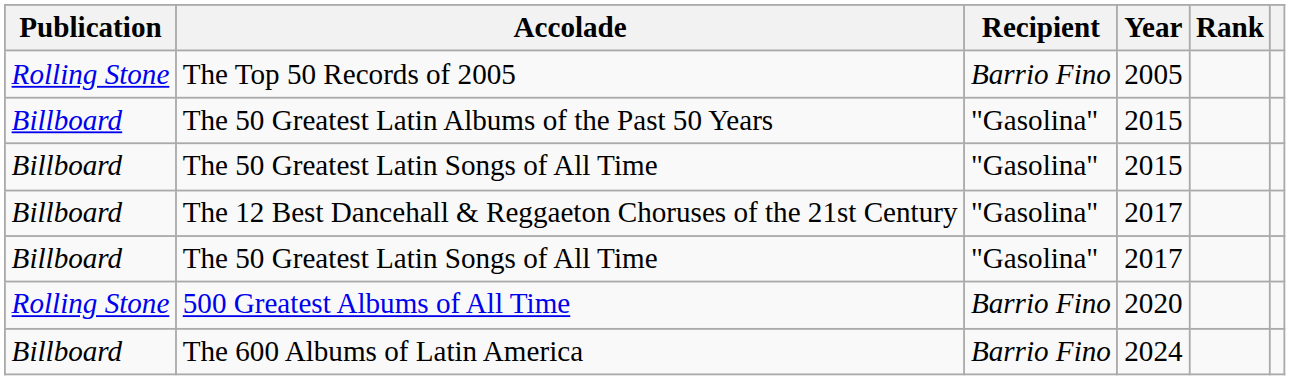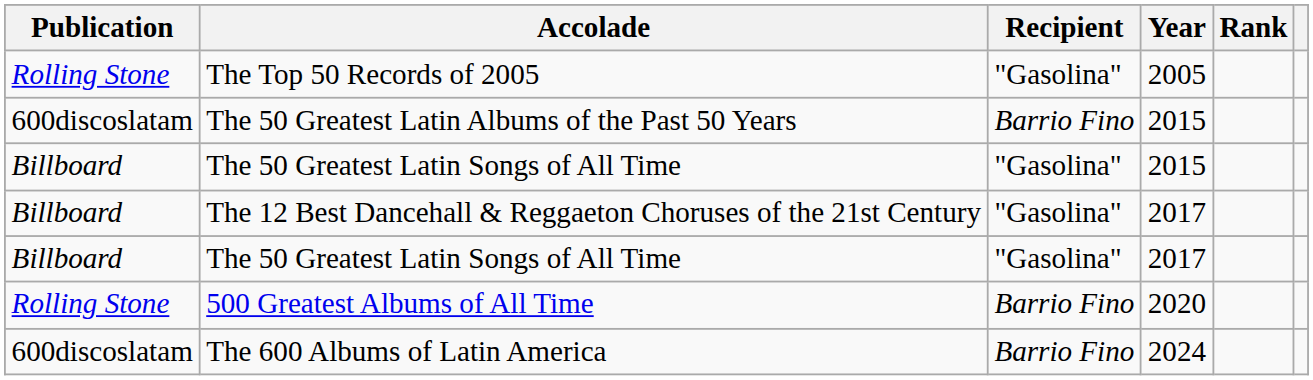(1041, 73) Barrio Fino -> (1058, 73) "Gasolina"
(67, 119) Billboard -> (102, 119) 600discoslatam
(1035, 119) "Gasolina" -> (1064, 119) Barrio Fino
(67, 350) Billboard -> (102, 350) 600discoslatam
